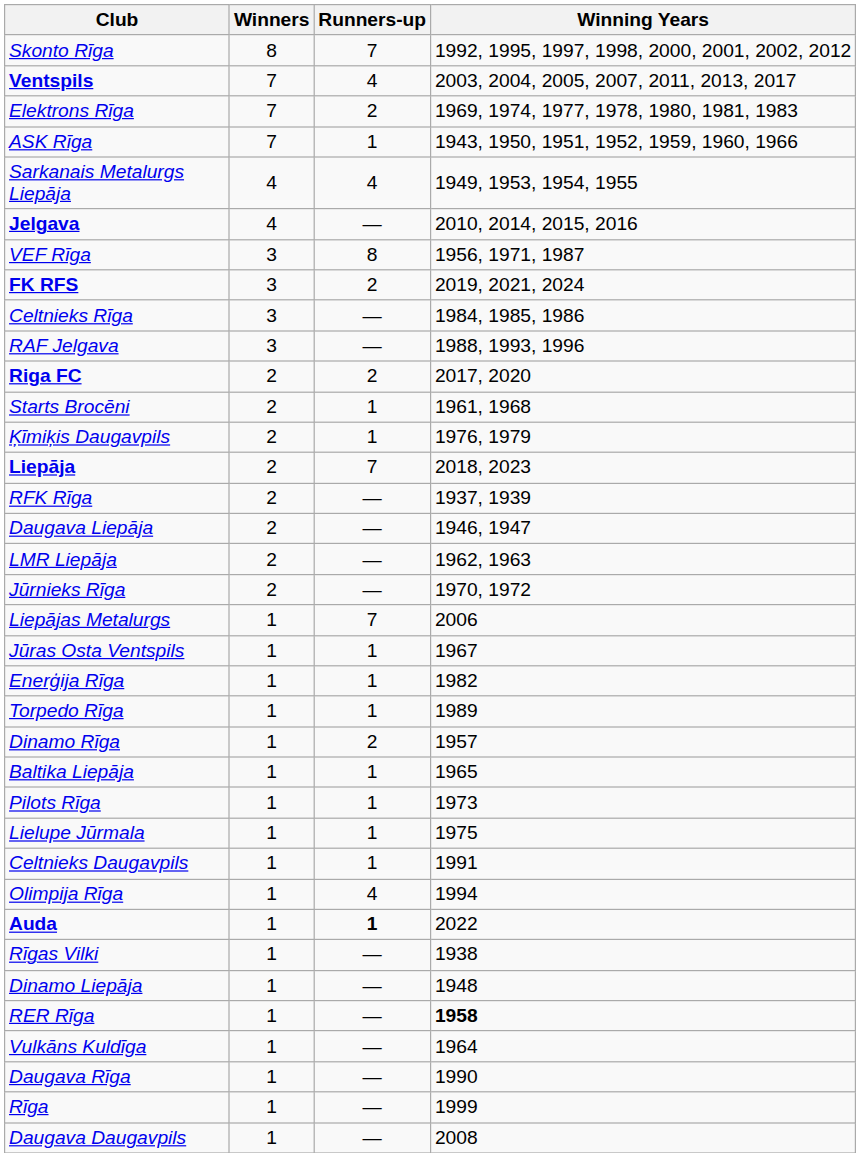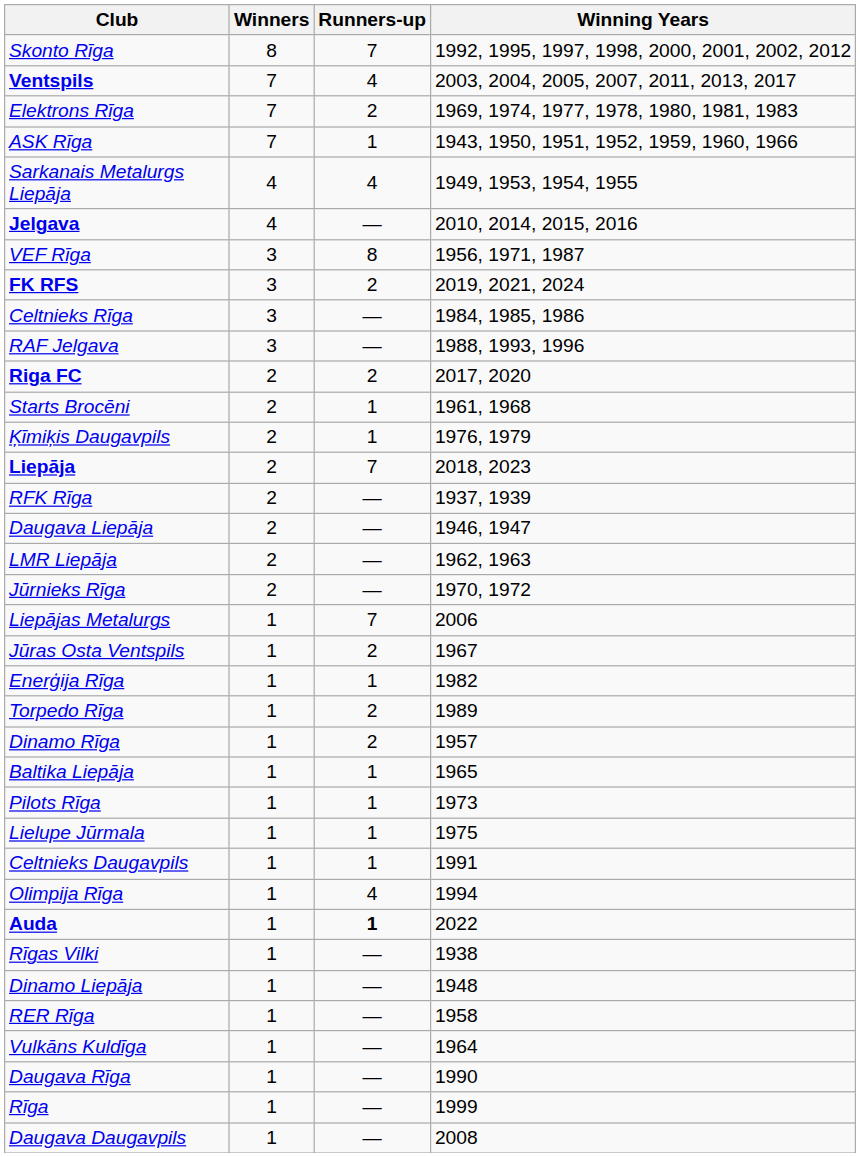(372, 650) 1 -> (372, 650) 2
(372, 711) 1 -> (372, 711) 2
(456, 1015) bold -> (456, 1015) normal
